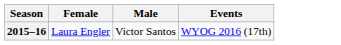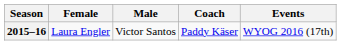+ column: (209, 13)
